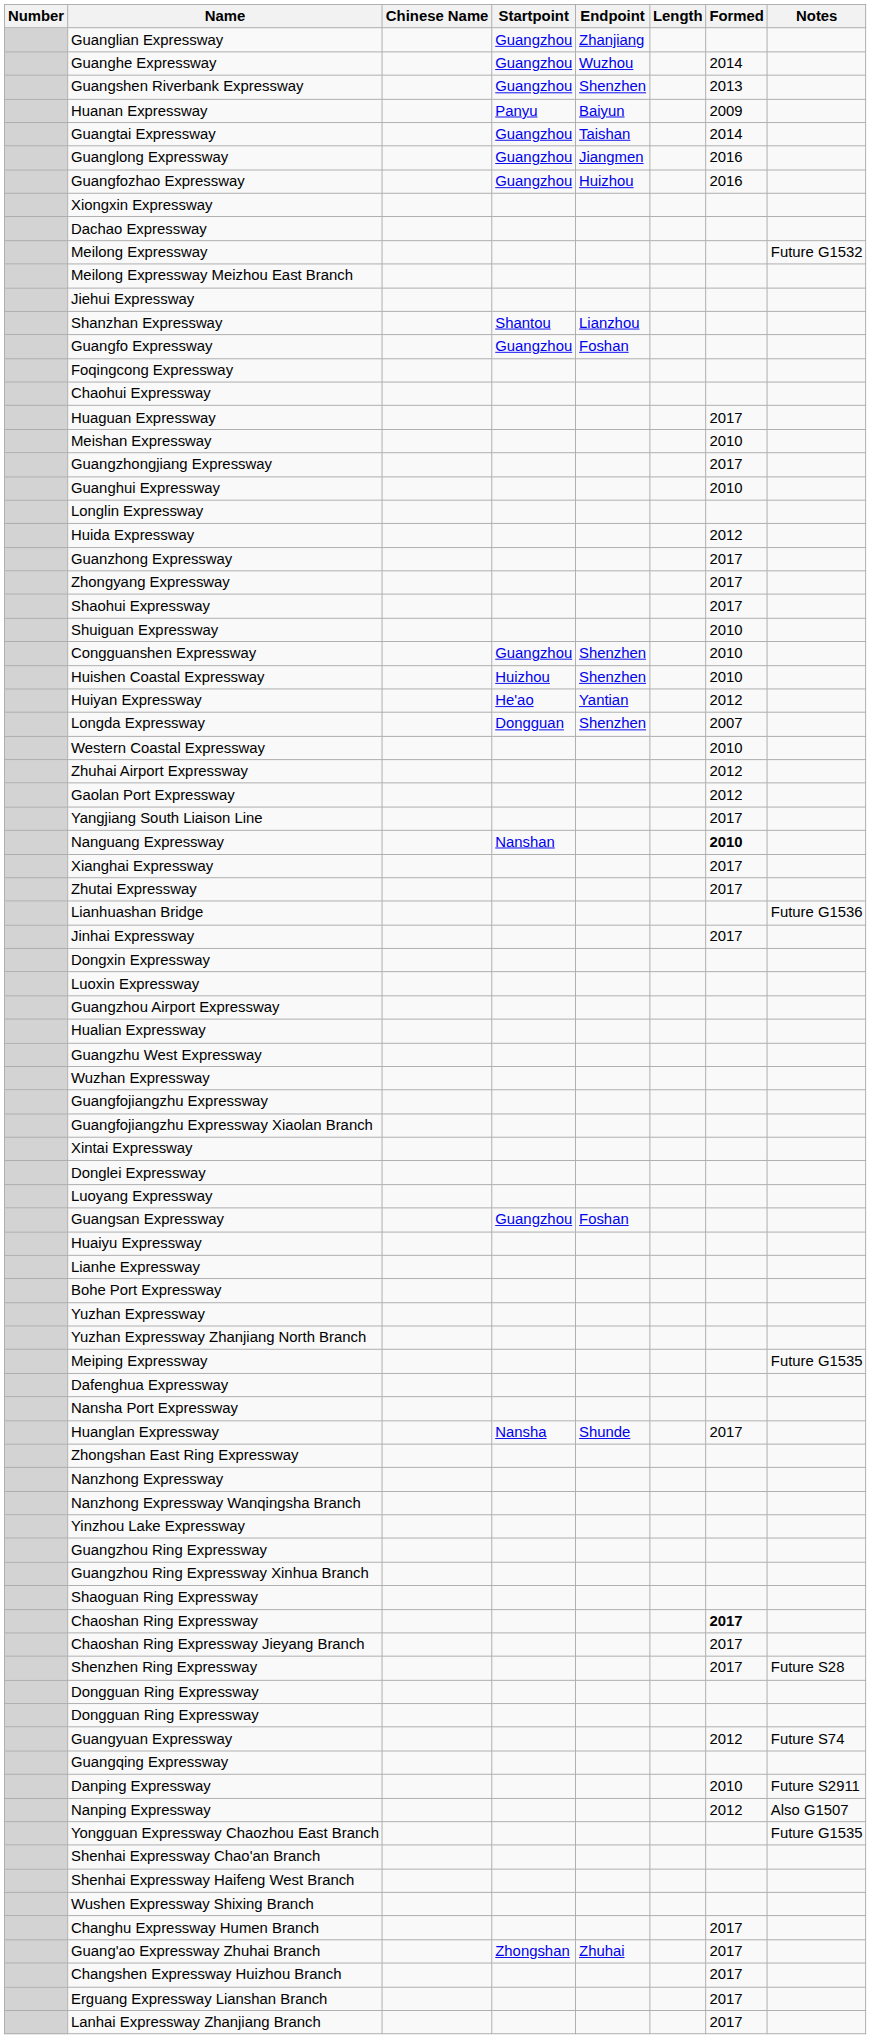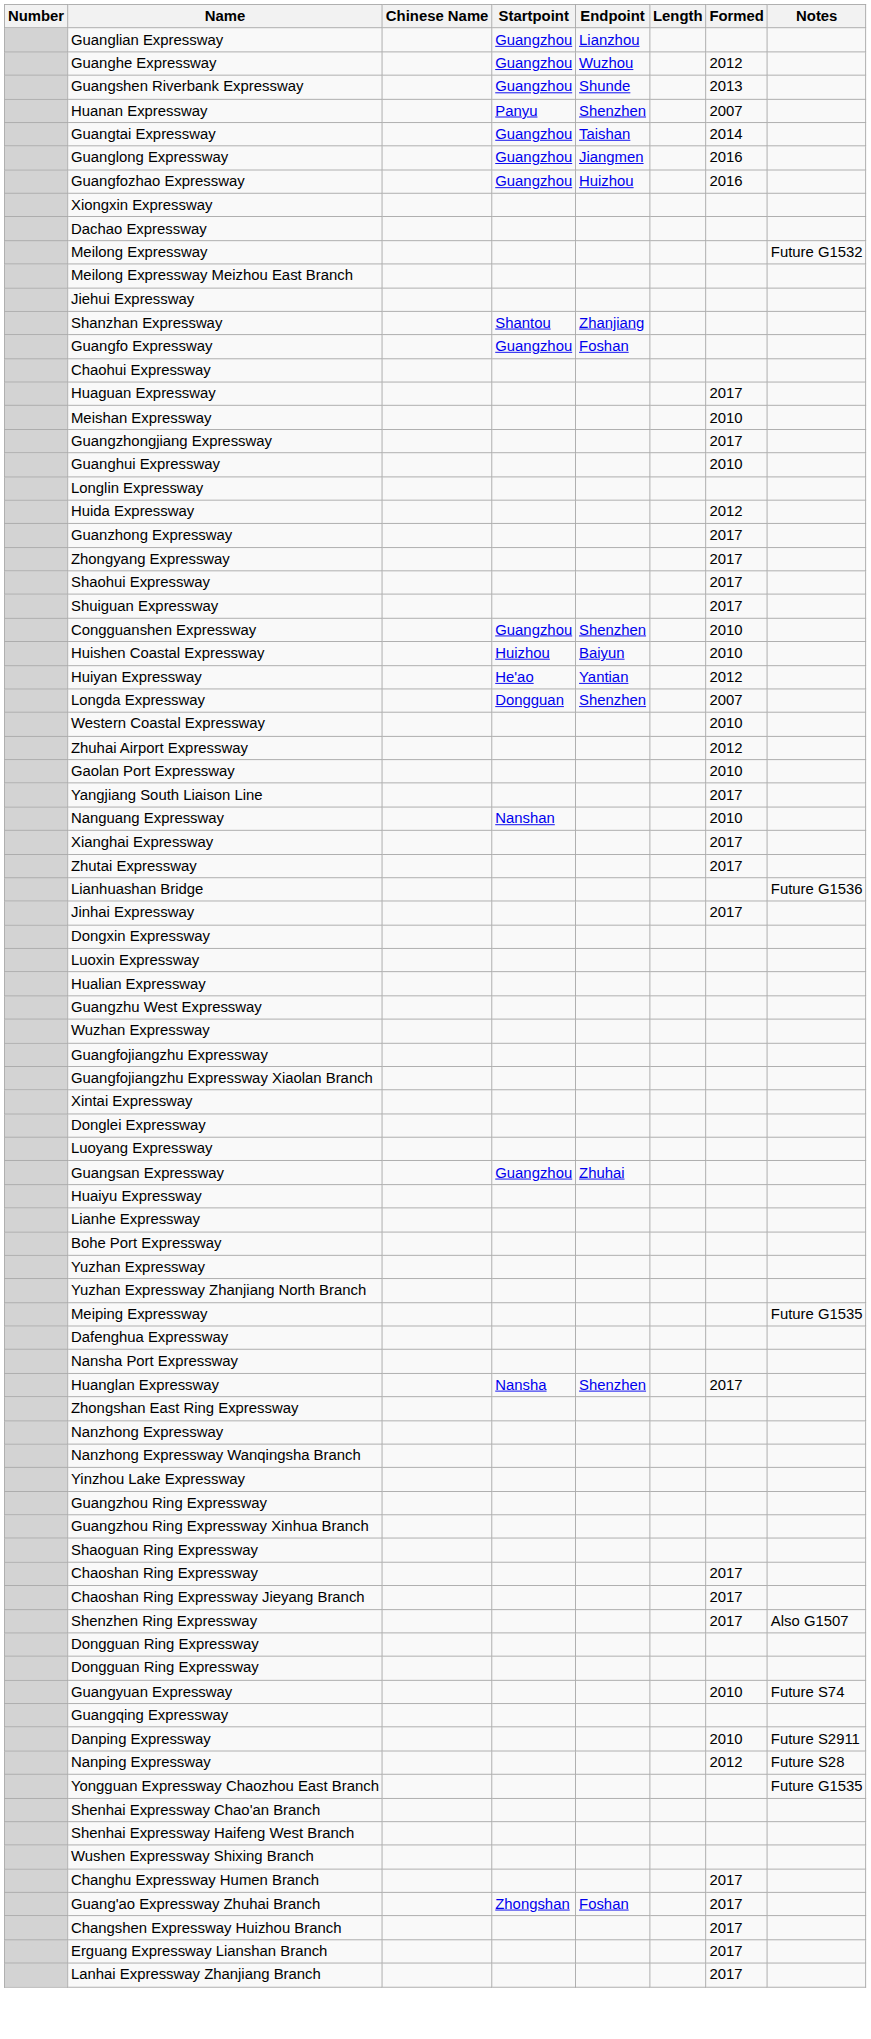(612, 39) Zhanjiang -> (609, 39) Lianzhou
(726, 63) 2014 -> (726, 63) 2012
(613, 87) Shenzhen -> (605, 87) Shunde
(602, 110) Baiyun -> (613, 110) Shenzhen
(726, 110) 2009 -> (726, 110) 2007
(609, 323) Lianzhou -> (612, 323) Zhanjiang
- row: (152, 370)
(726, 629) 2010 -> (726, 606) 2017
(613, 677) Shenzhen -> (602, 653) Baiyun
(726, 795) 2012 -> (726, 771) 2010
(726, 842) bold -> (726, 818) normal
- row: (175, 1007)
(604, 1219) Foshan -> (602, 1172) Zhuhai
(605, 1432) Shunde -> (613, 1385) Shenzhen
(726, 1621) bold -> (726, 1573) normal
(808, 1668) Future S28 -> (810, 1621) Also G1507
(726, 1739) 2012 -> (726, 1691) 2010
(810, 1809) Also G1507 -> (808, 1762) Future S28
(602, 1951) Zhuhai -> (604, 1904) Foshan
